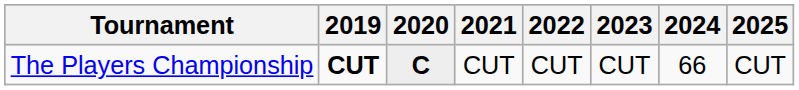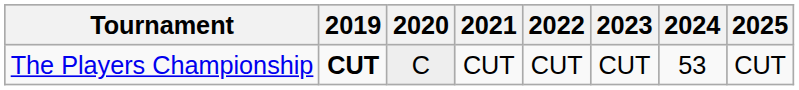(421, 65) bold -> (421, 65) normal
(692, 65) 66 -> (692, 65) 53
